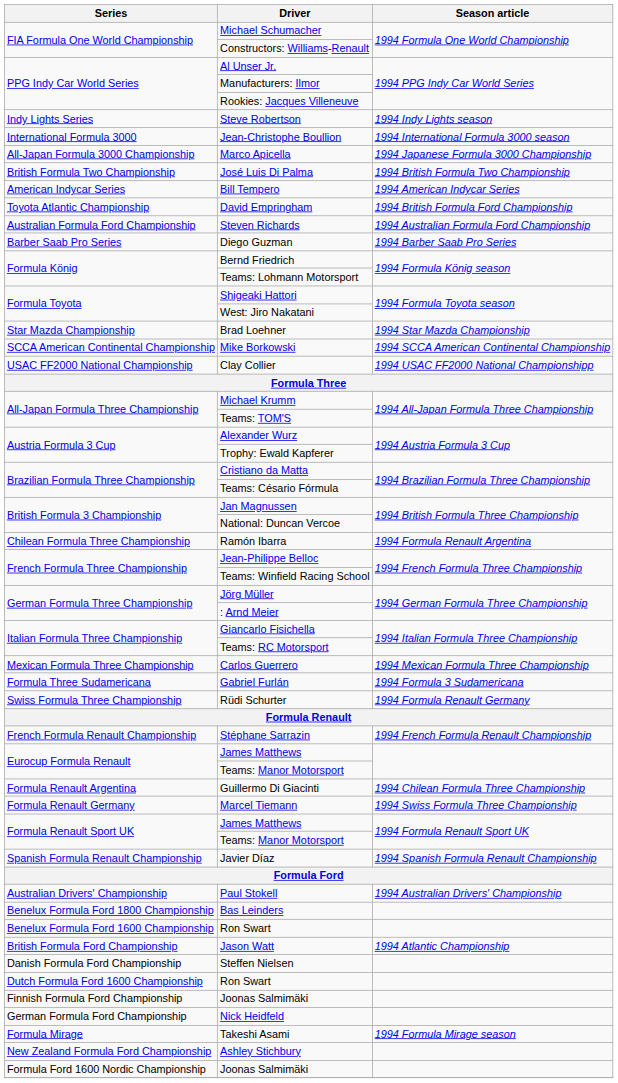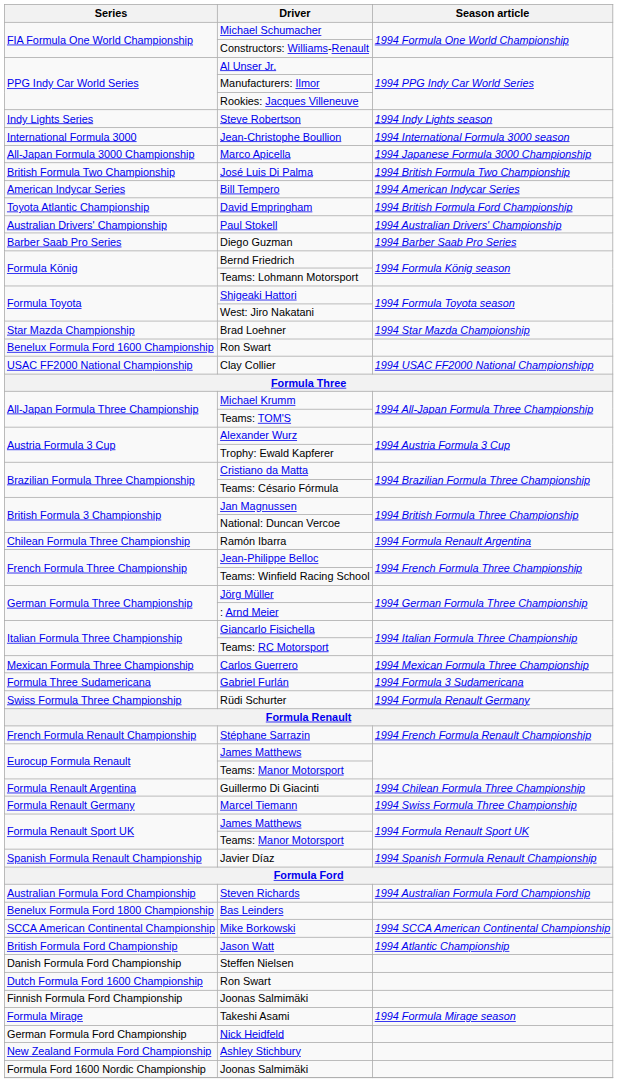rows swapped: (87, 893) <-> (101, 224)
rows swapped: (111, 347) <-> (110, 928)
rows swapped: (45, 1034) <-> (97, 1016)
